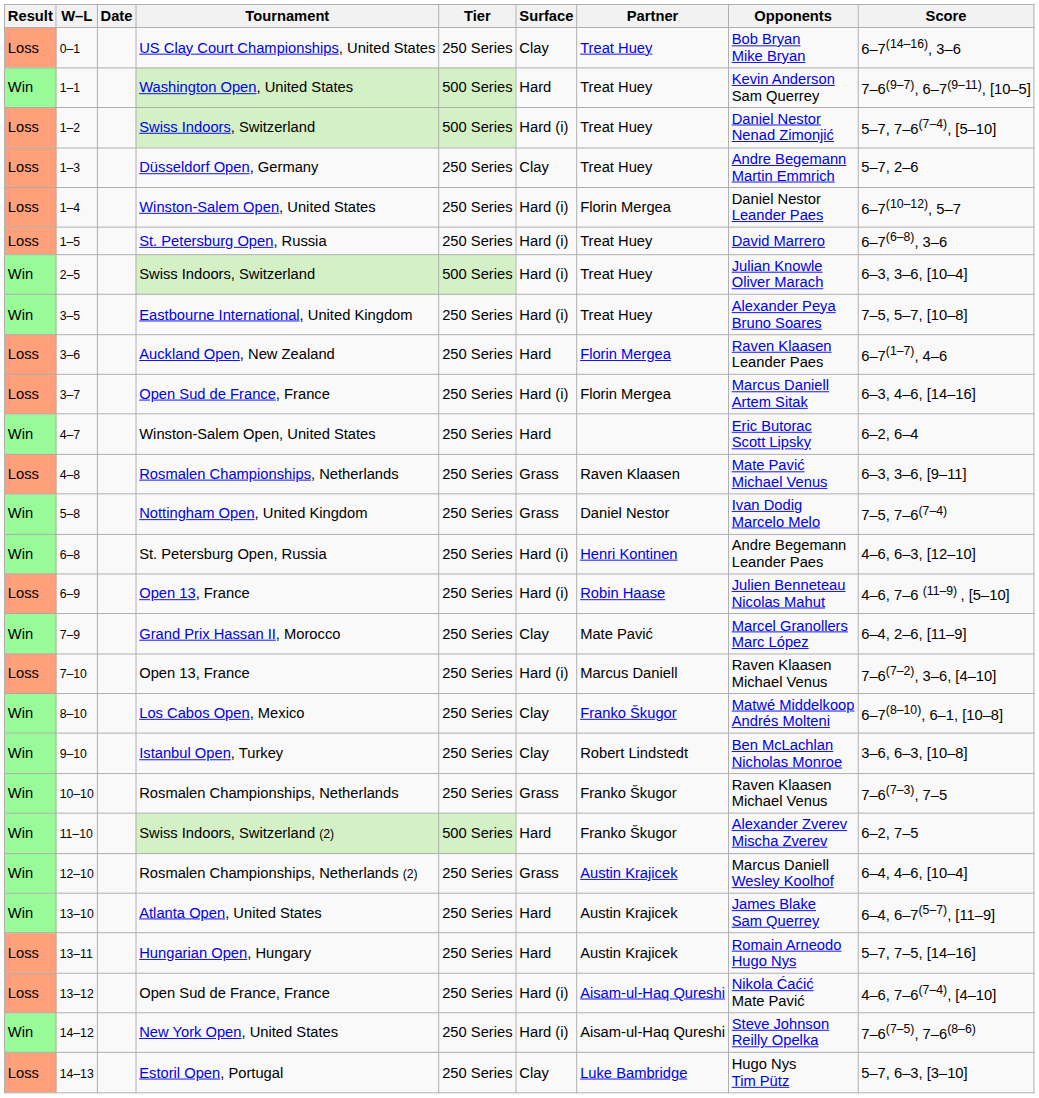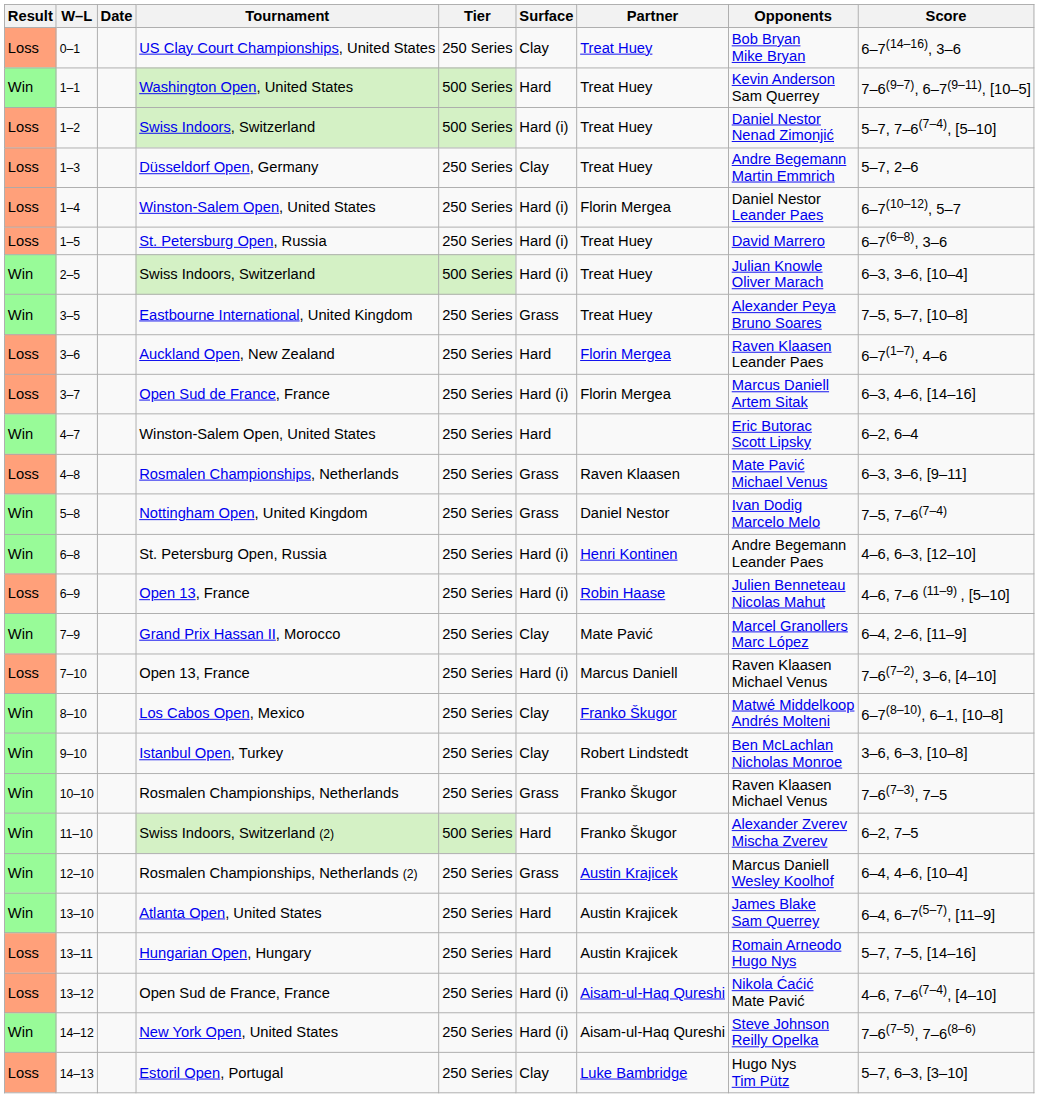(544, 314) Hard (i) -> (539, 314) Grass
